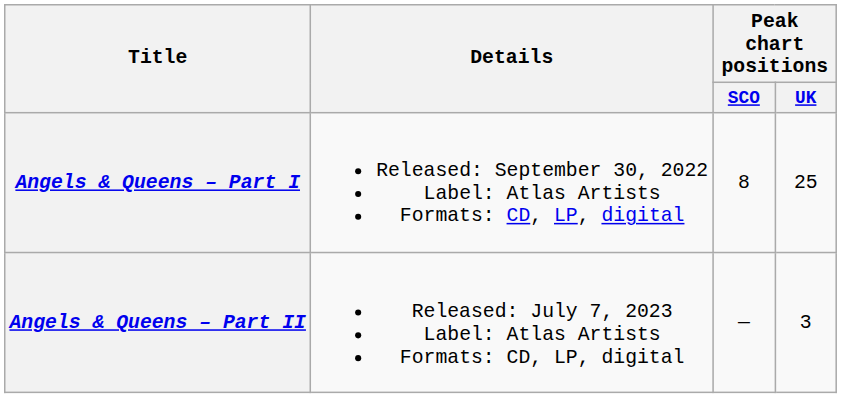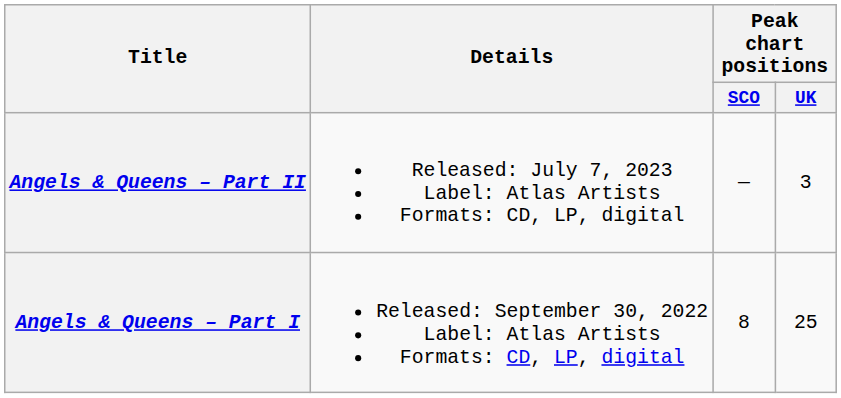rows swapped: (158, 183) <-> (158, 323)
